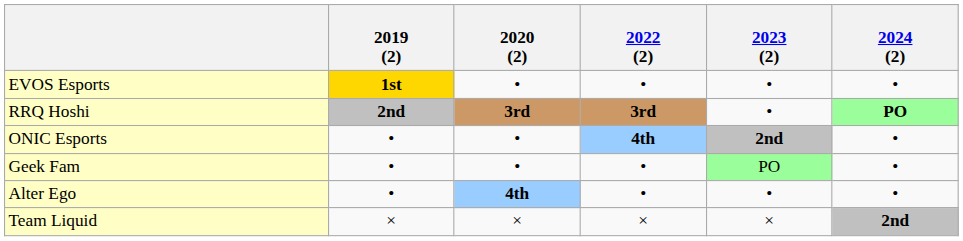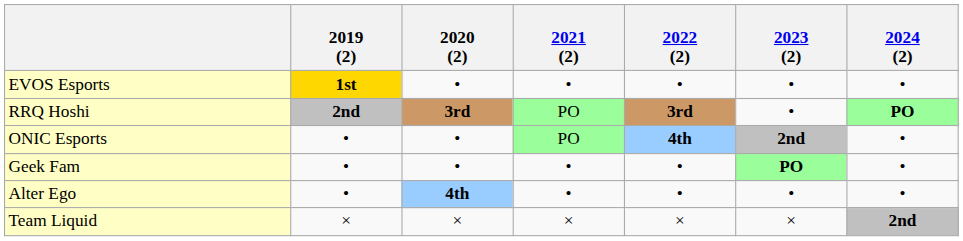+ column: (569, 47)
(769, 166) normal -> (791, 166) bold
